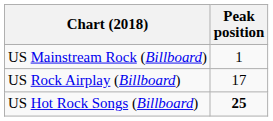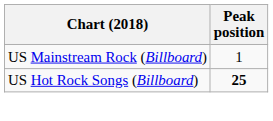- row: (94, 80)
